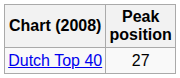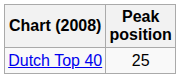(141, 60) 27 -> (141, 60) 25
